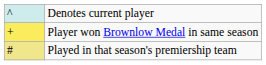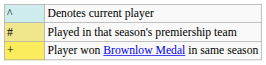rows swapped: (153, 32) <-> (142, 50)
